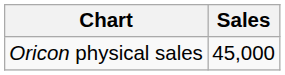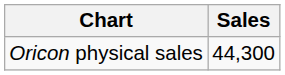(244, 53) 45,000 -> (244, 53) 44,300
